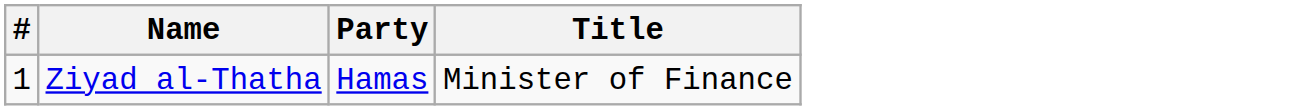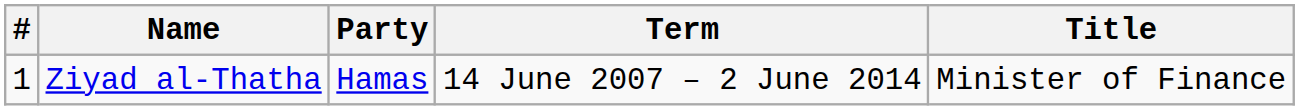+ column: (682, 30)
